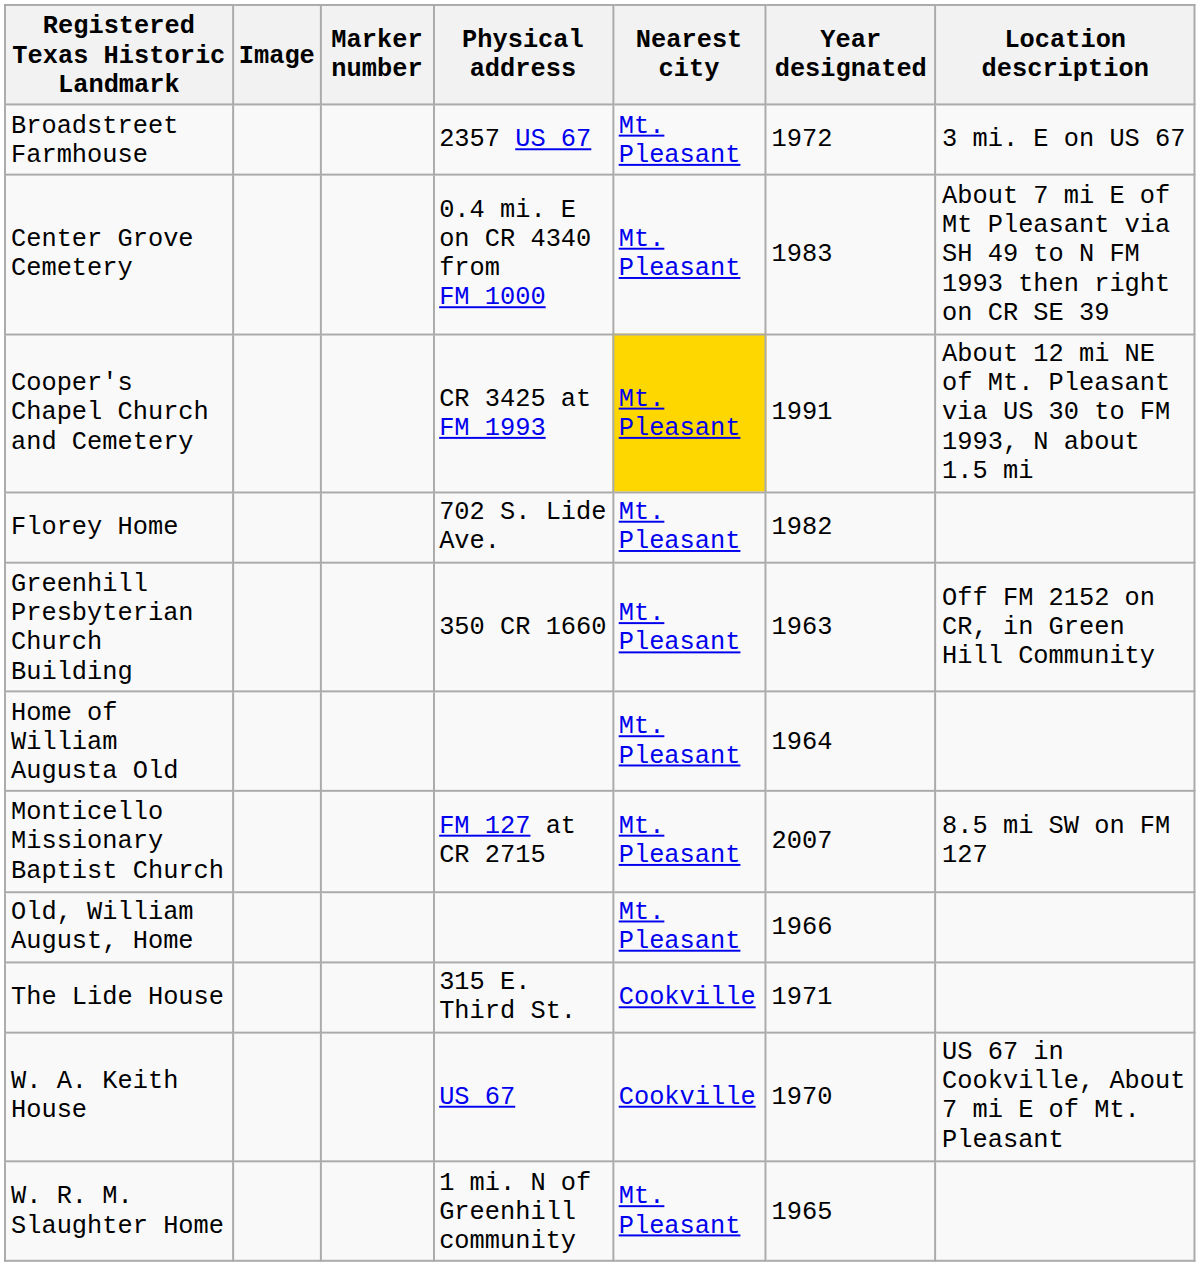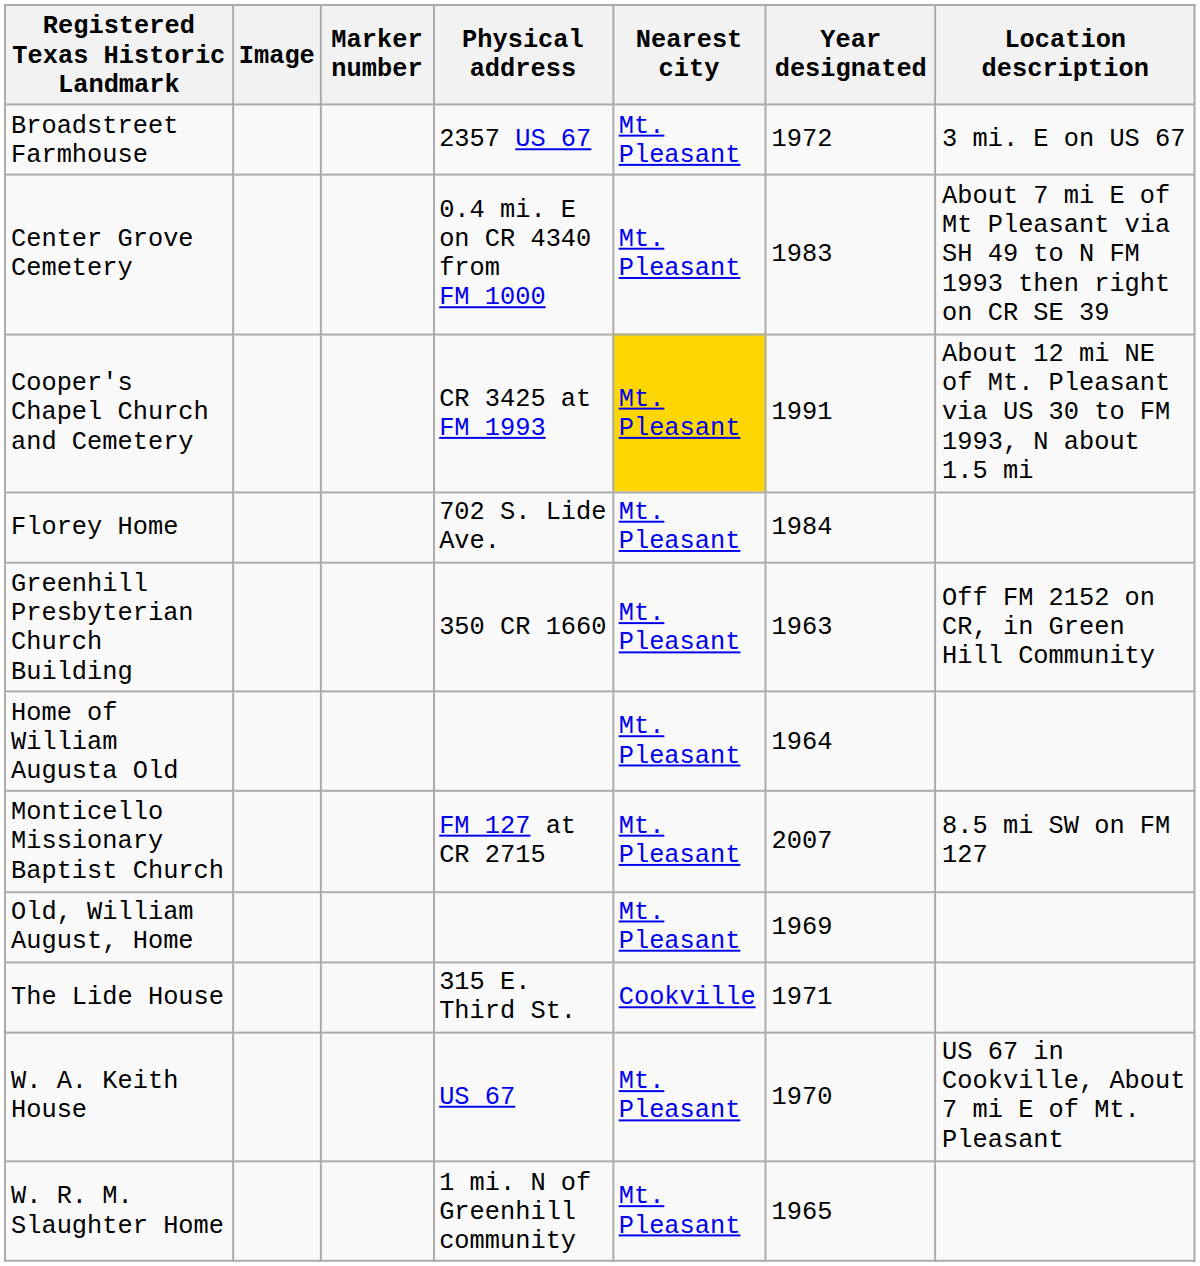(802, 527) 1982 -> (802, 527) 1984
(802, 927) 1966 -> (802, 927) 1969
(687, 1097) Cookville -> (680, 1097) Mt. Pleasant
